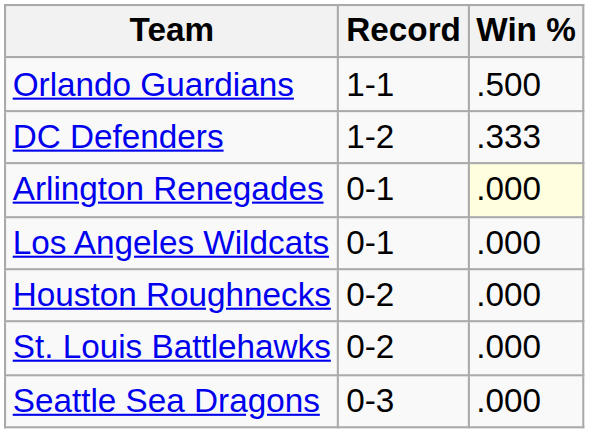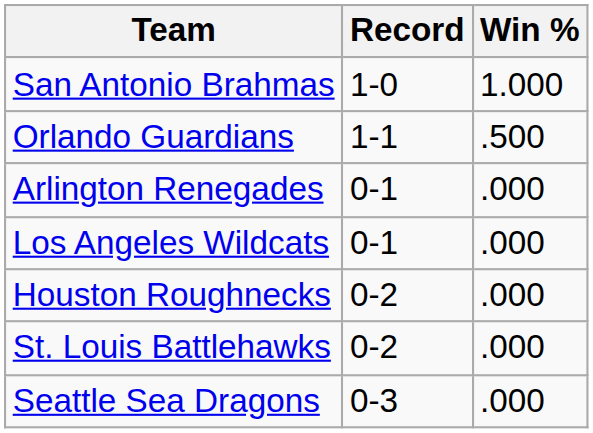+ row: (174, 83)
- row: (118, 136)
(509, 189) lightyellow background -> (512, 189) no background
